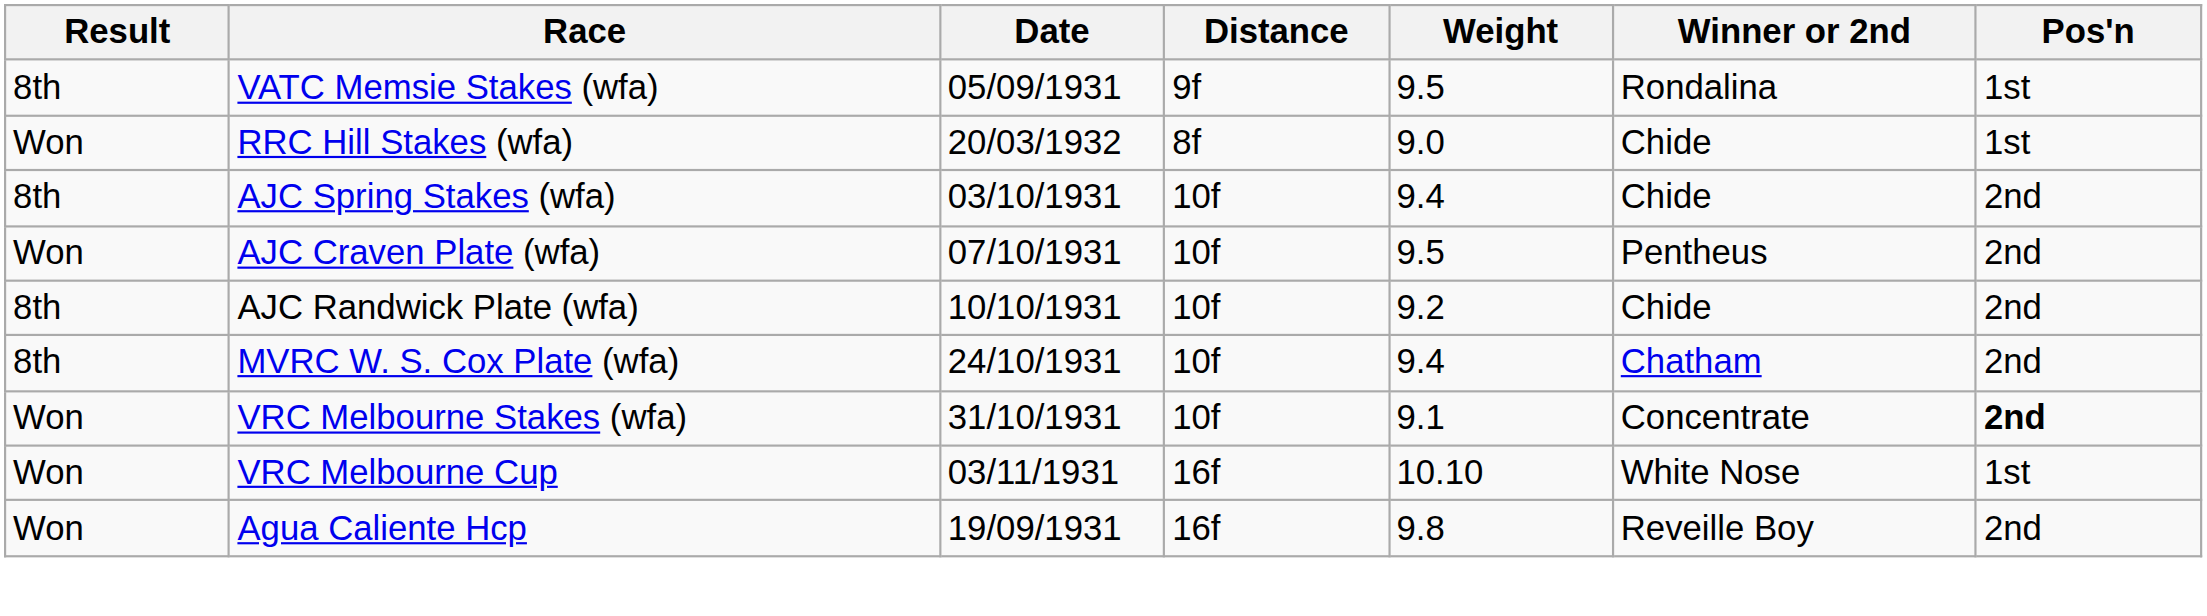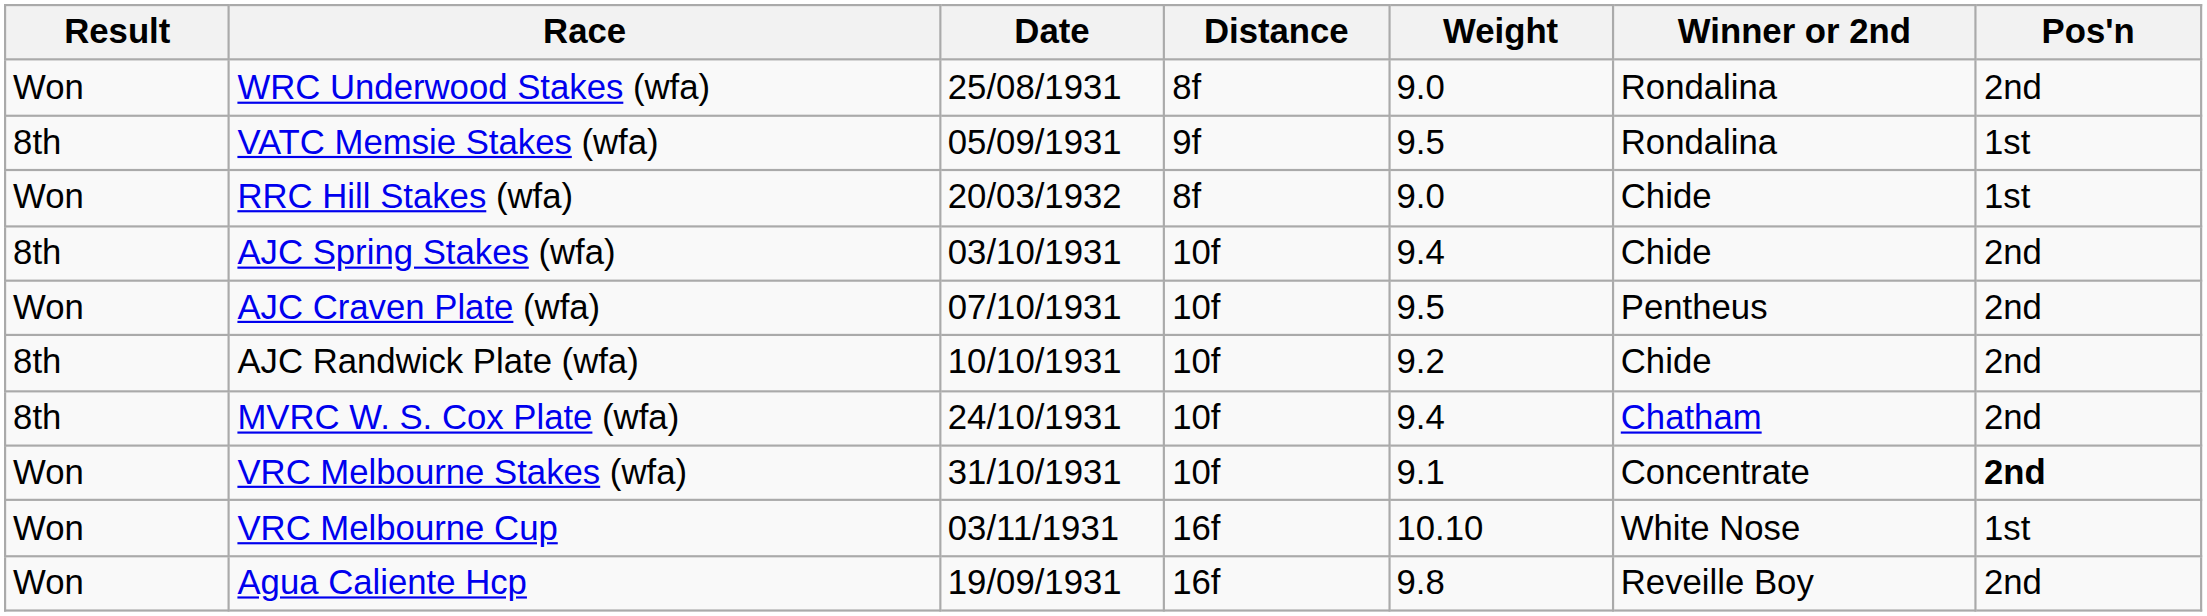+ row: (474, 87)
